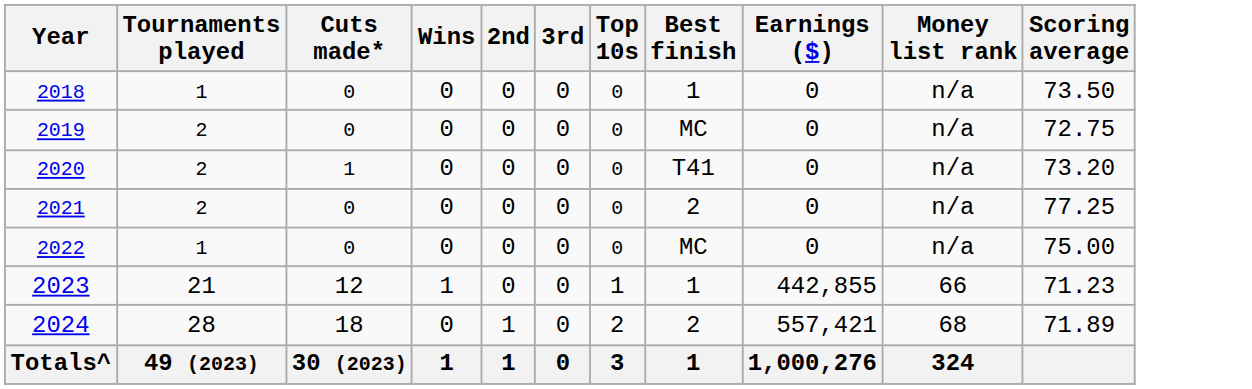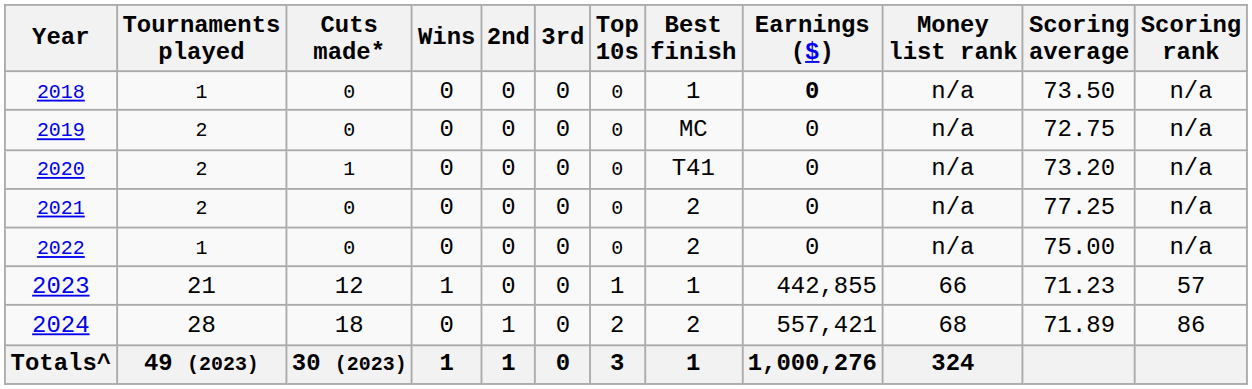+ column: (1191, 38)
(812, 91) normal -> (812, 91) bold
(693, 247) MC -> (693, 247) 2
